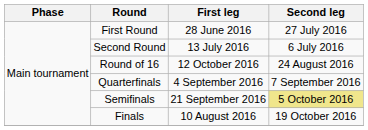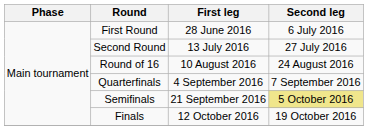(316, 30) 27 July 2016 -> (316, 30) 6 July 2016
(316, 47) 6 July 2016 -> (316, 47) 27 July 2016
(218, 64) 12 October 2016 -> (218, 64) 10 August 2016
(218, 116) 10 August 2016 -> (218, 116) 12 October 2016
